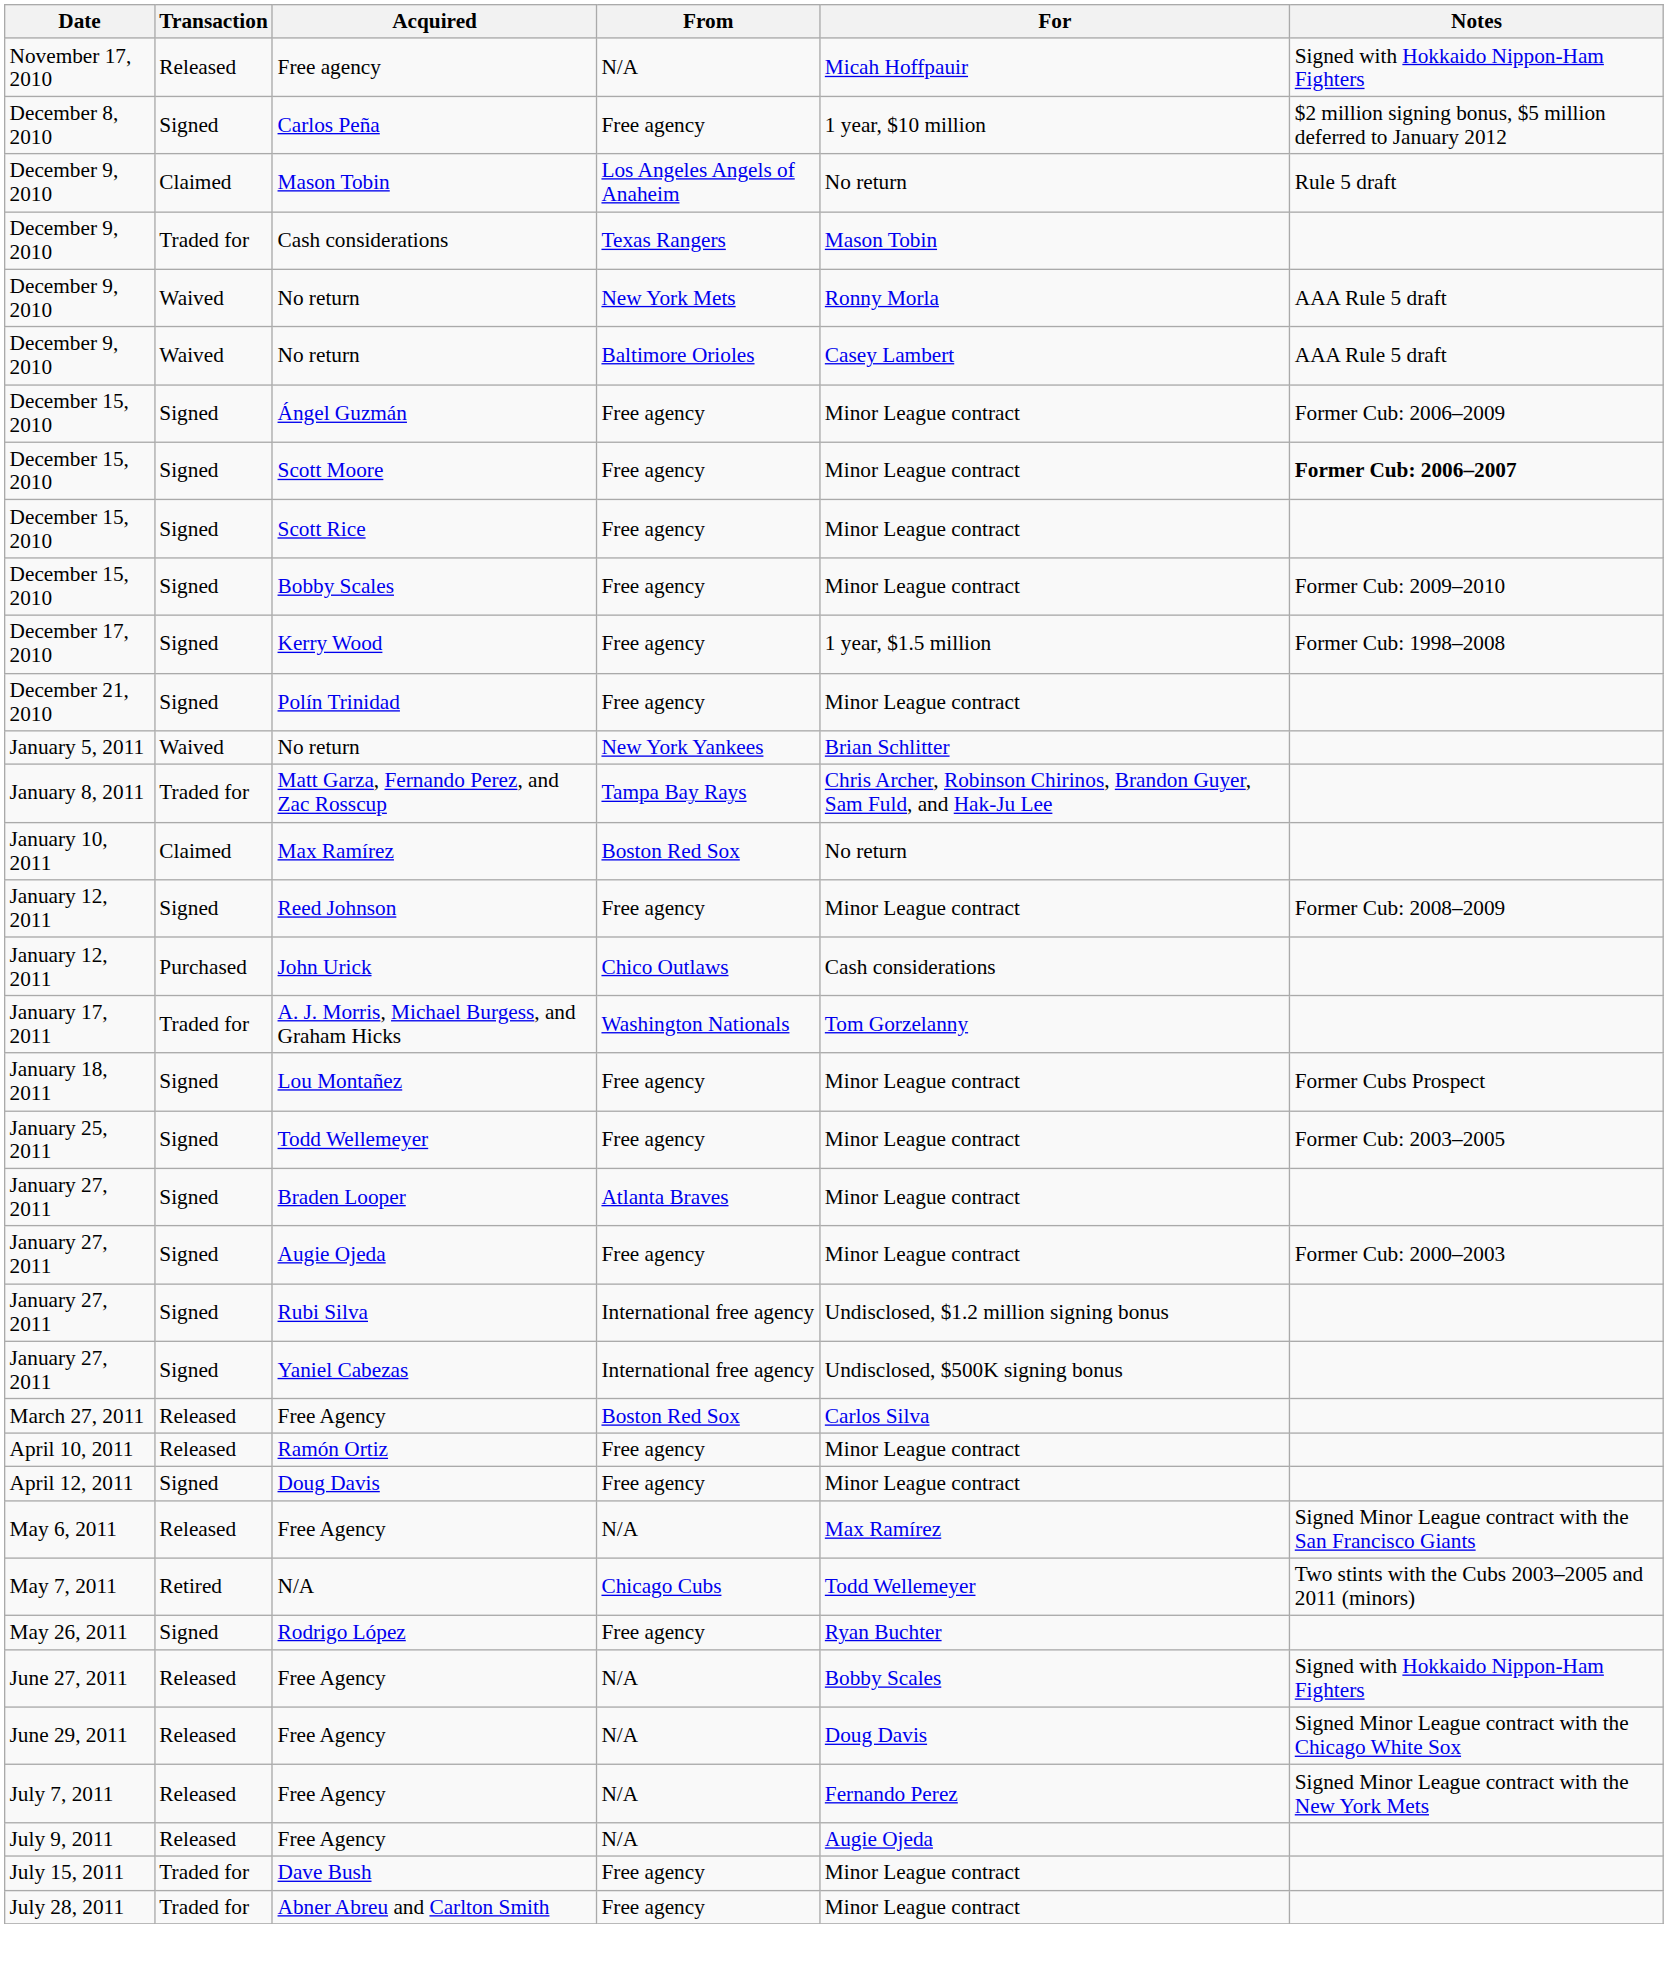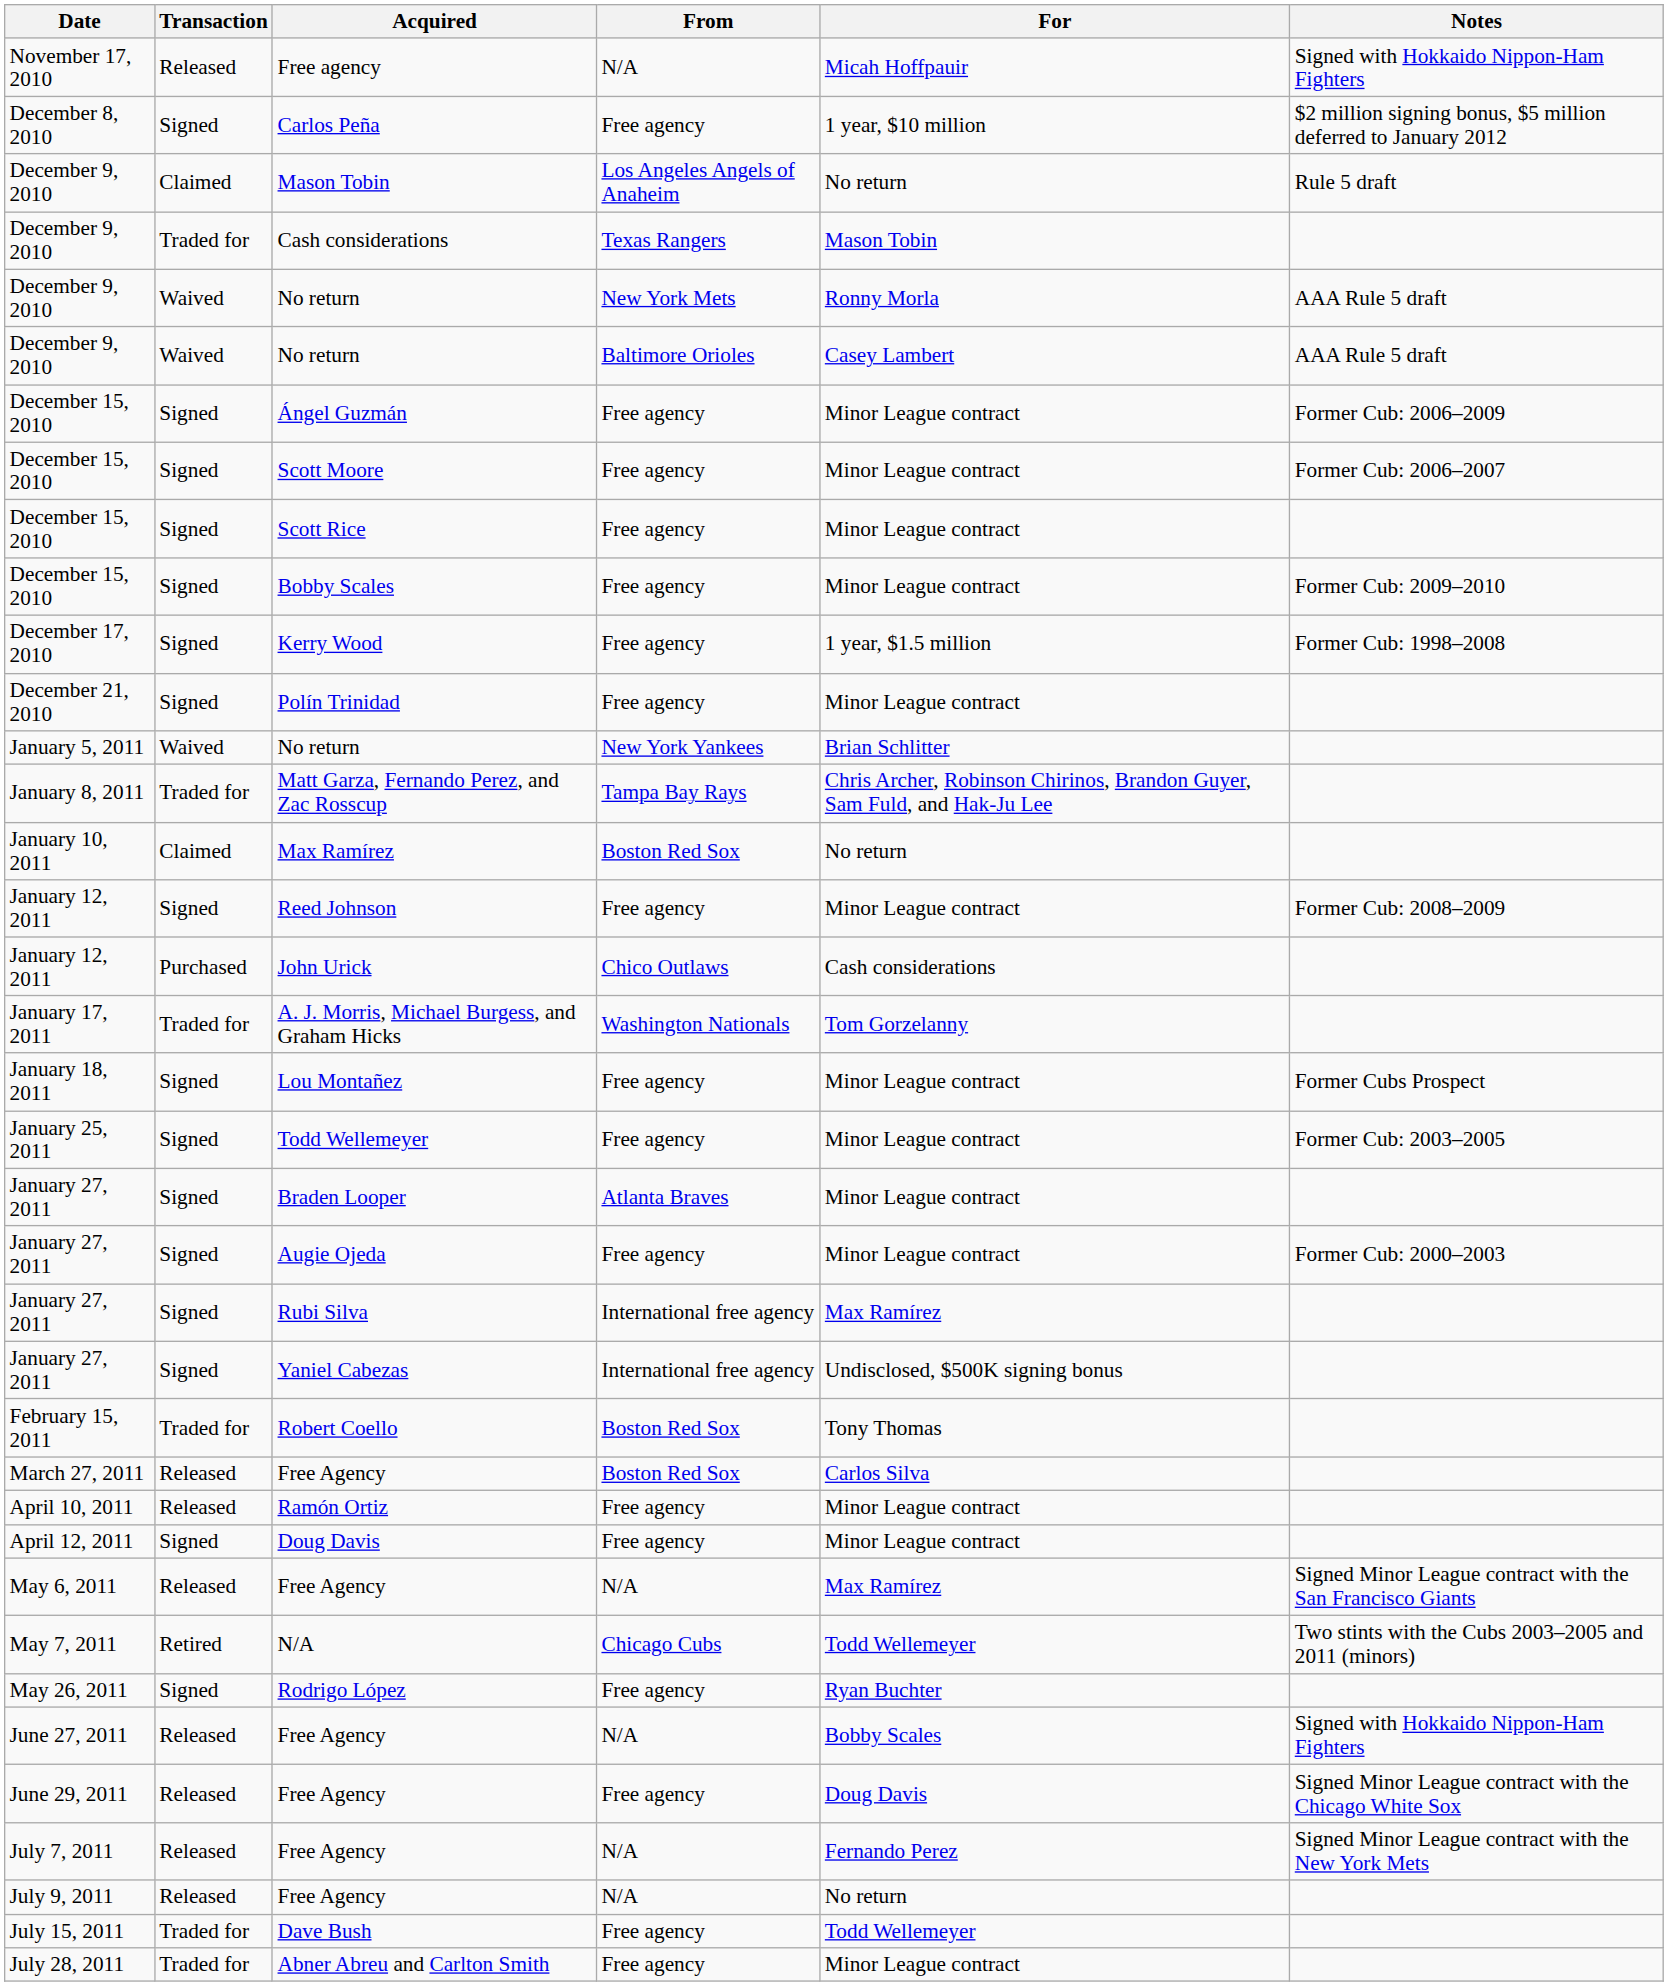(1406, 470) bold -> (1400, 470) normal
(997, 1312) Undisclosed, $1.2 million signing bonus -> (883, 1312) Max Ramírez
+ row: (64, 1427)
(620, 1735) N/A -> (653, 1793) Free agency
(879, 1839) Augie Ojeda -> (866, 1896) No return
(922, 1872) Minor League contract -> (900, 1930) Todd Wellemeyer
